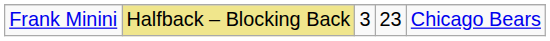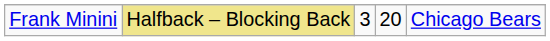(391, 20) 23 -> (391, 20) 20
